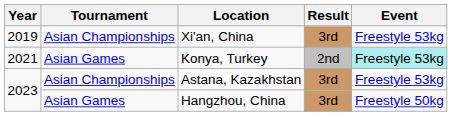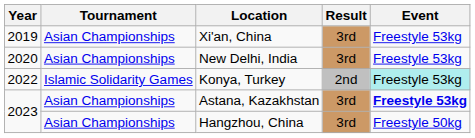+ row: (248, 58)
(23, 58) 2021 -> (23, 80) 2022
(85, 58) Asian Games -> (118, 80) Islamic Solidarity Games
(399, 80) normal -> (420, 101) bold
(85, 101) Asian Games -> (109, 122) Asian Championships
